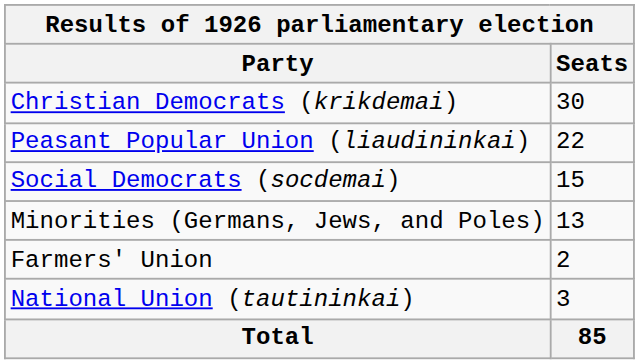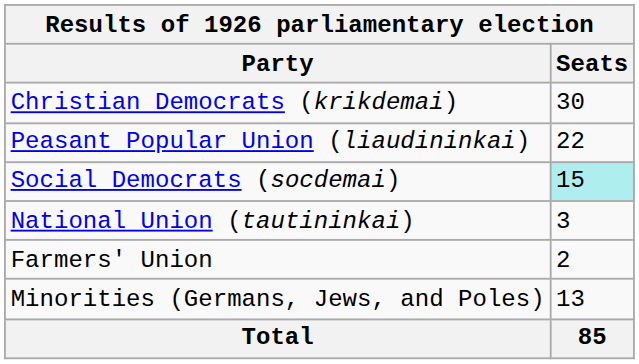(571, 181) no background -> (571, 181) paleturquoise background
rows swapped: (213, 299) <-> (278, 221)
